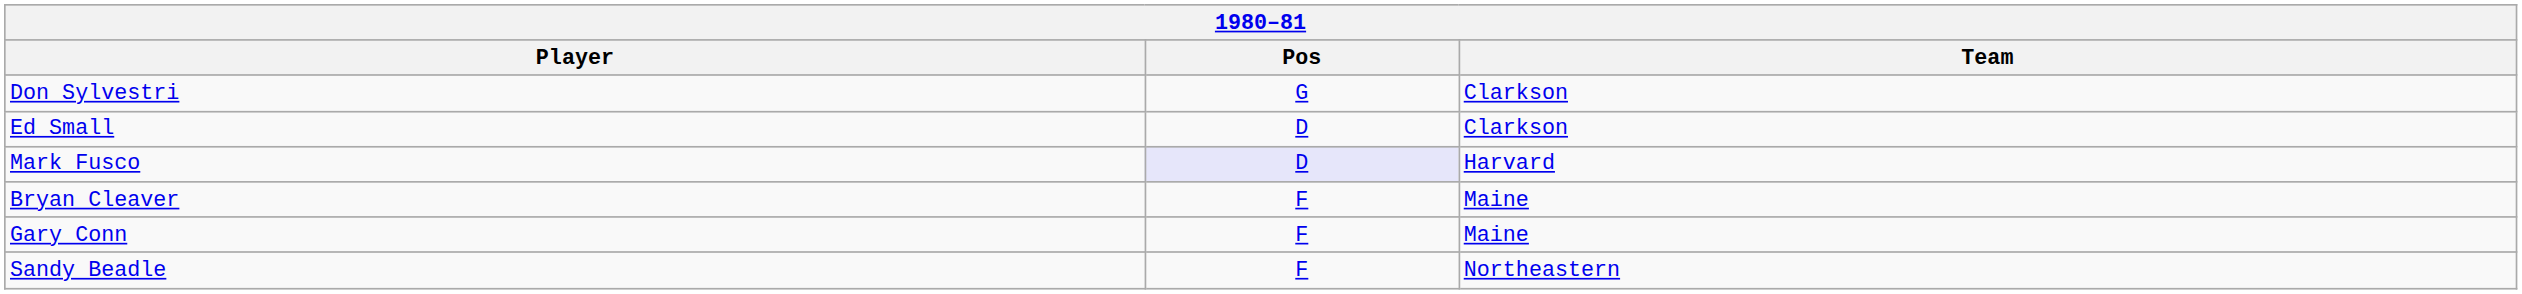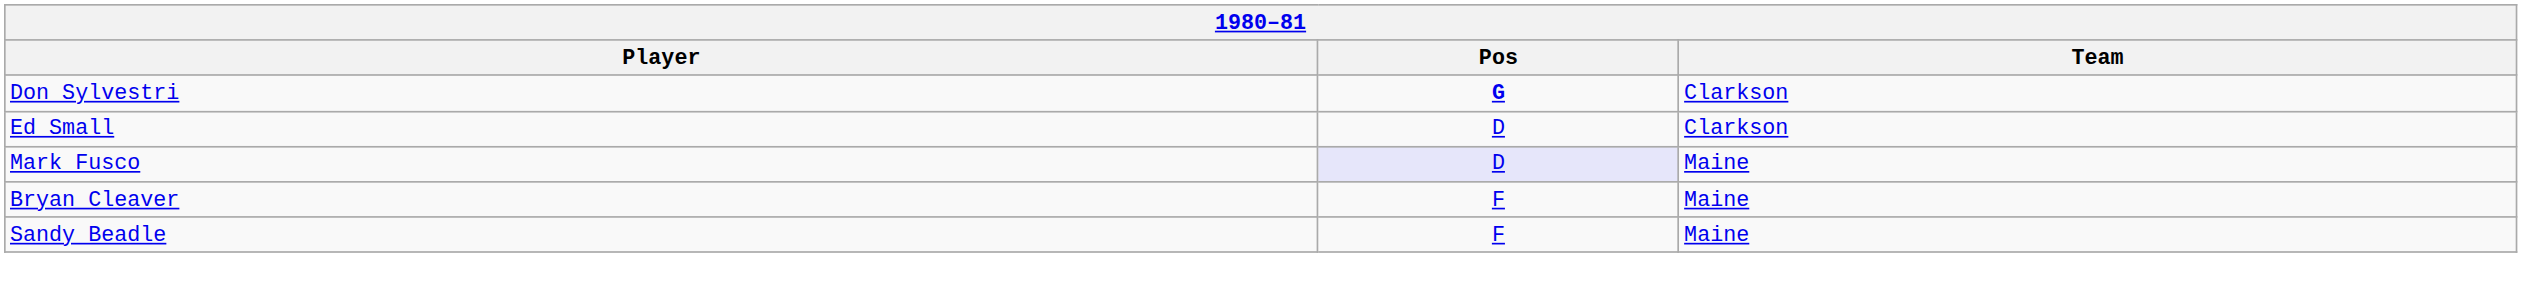(1302, 93) normal -> (1498, 93) bold
(1509, 164) Harvard -> (1717, 164) Maine
- row: (69, 235)
(1542, 270) Northeastern -> (1717, 235) Maine
